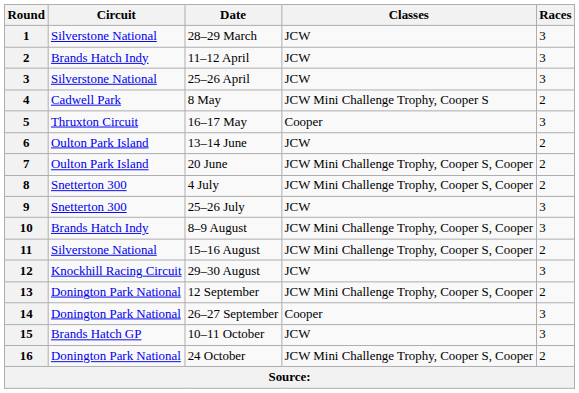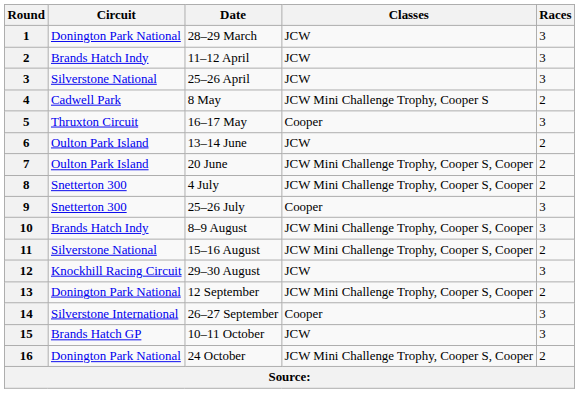(104, 36) Silverstone National -> (116, 36) Donington Park National
(297, 206) JCW -> (304, 206) Cooper
(116, 313) Donington Park National -> (115, 313) Silverstone International
